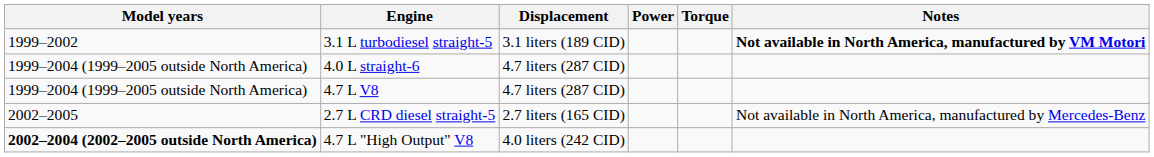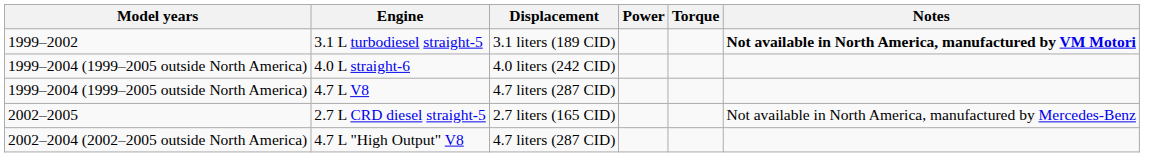(564, 66) 4.7 liters (287 CID) -> (554, 66) 4.0 liters (242 CID)
(162, 139) bold -> (158, 139) normal
(564, 139) 4.0 liters (242 CID) -> (554, 139) 4.7 liters (287 CID)
